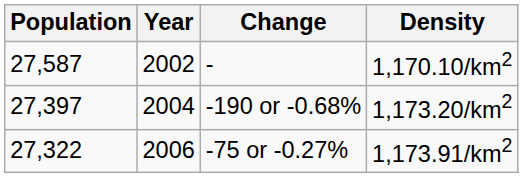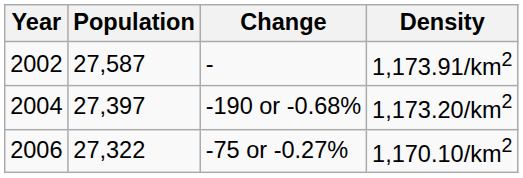columns swapped: (169, 23) <-> (71, 23)
(442, 63) 1,170.10/km2 -> (442, 63) 1,173.91/km2
(442, 150) 1,173.91/km2 -> (442, 150) 1,170.10/km2
